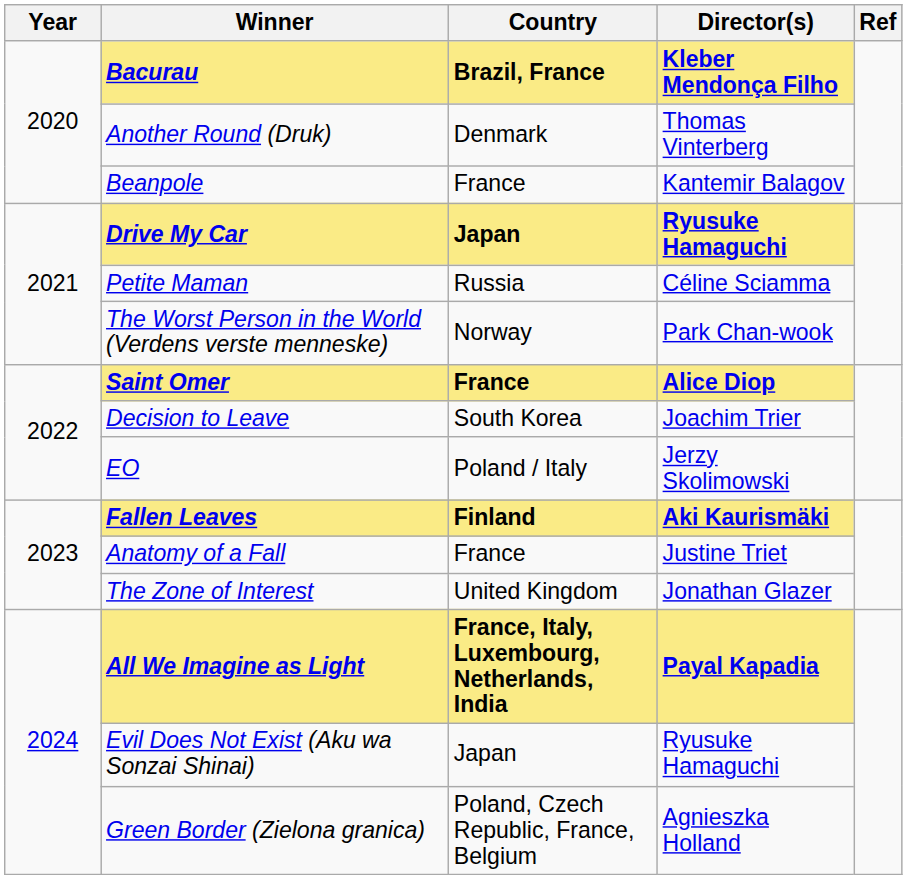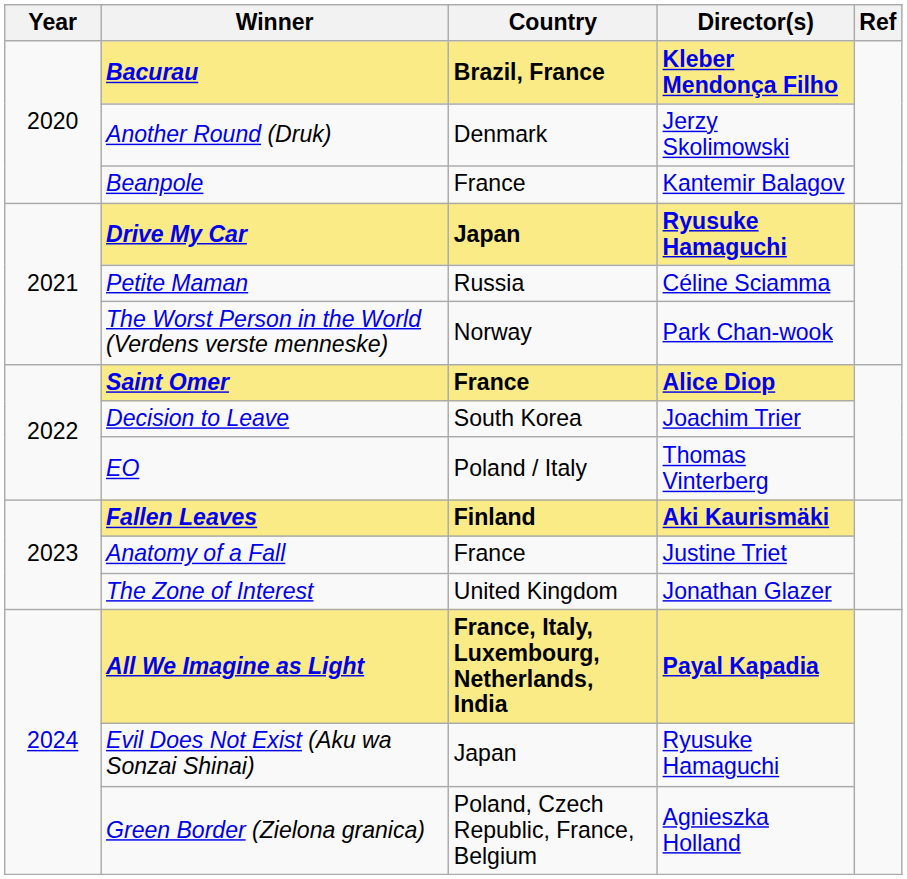(716, 134) Thomas Vinterberg -> (726, 134) Jerzy Skolimowski
(726, 468) Jerzy Skolimowski -> (716, 468) Thomas Vinterberg
